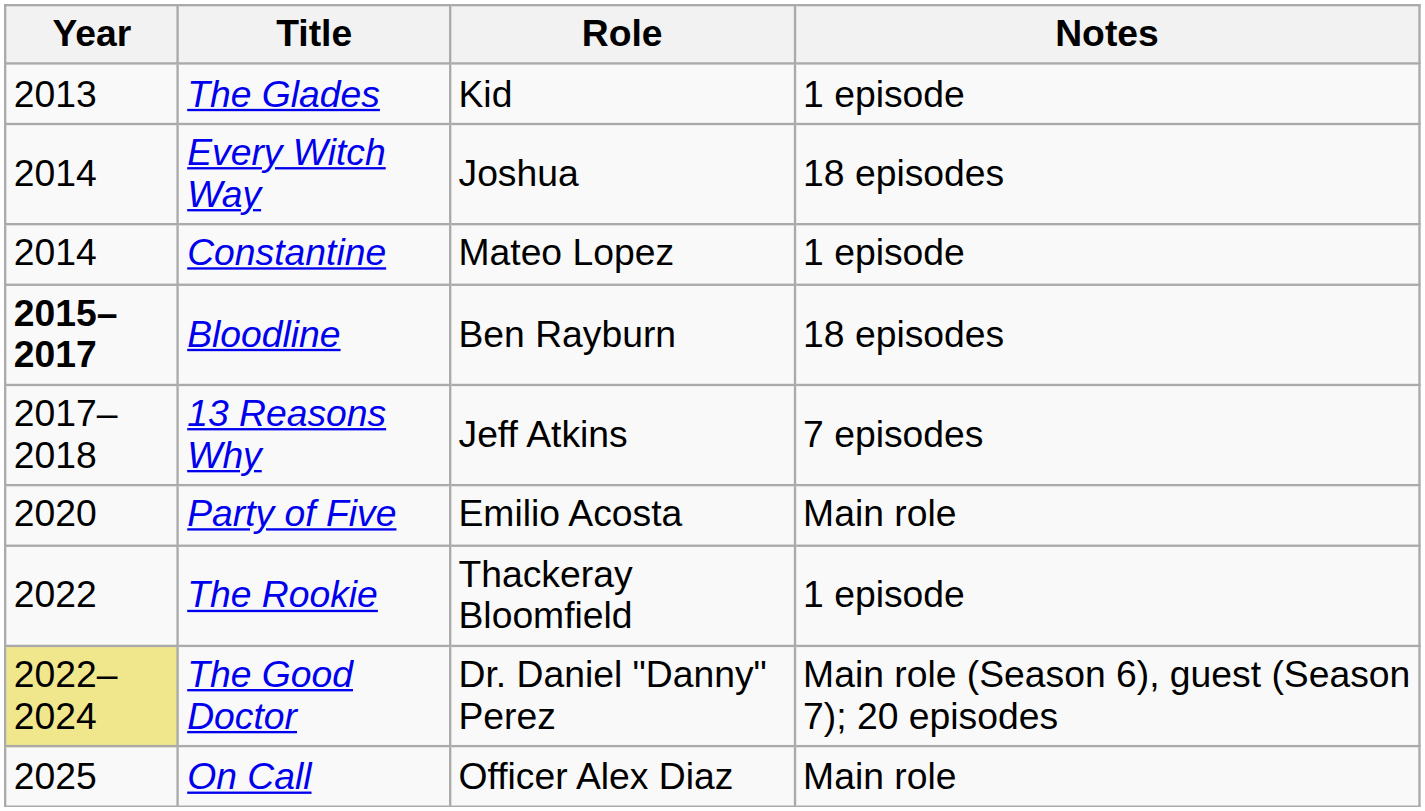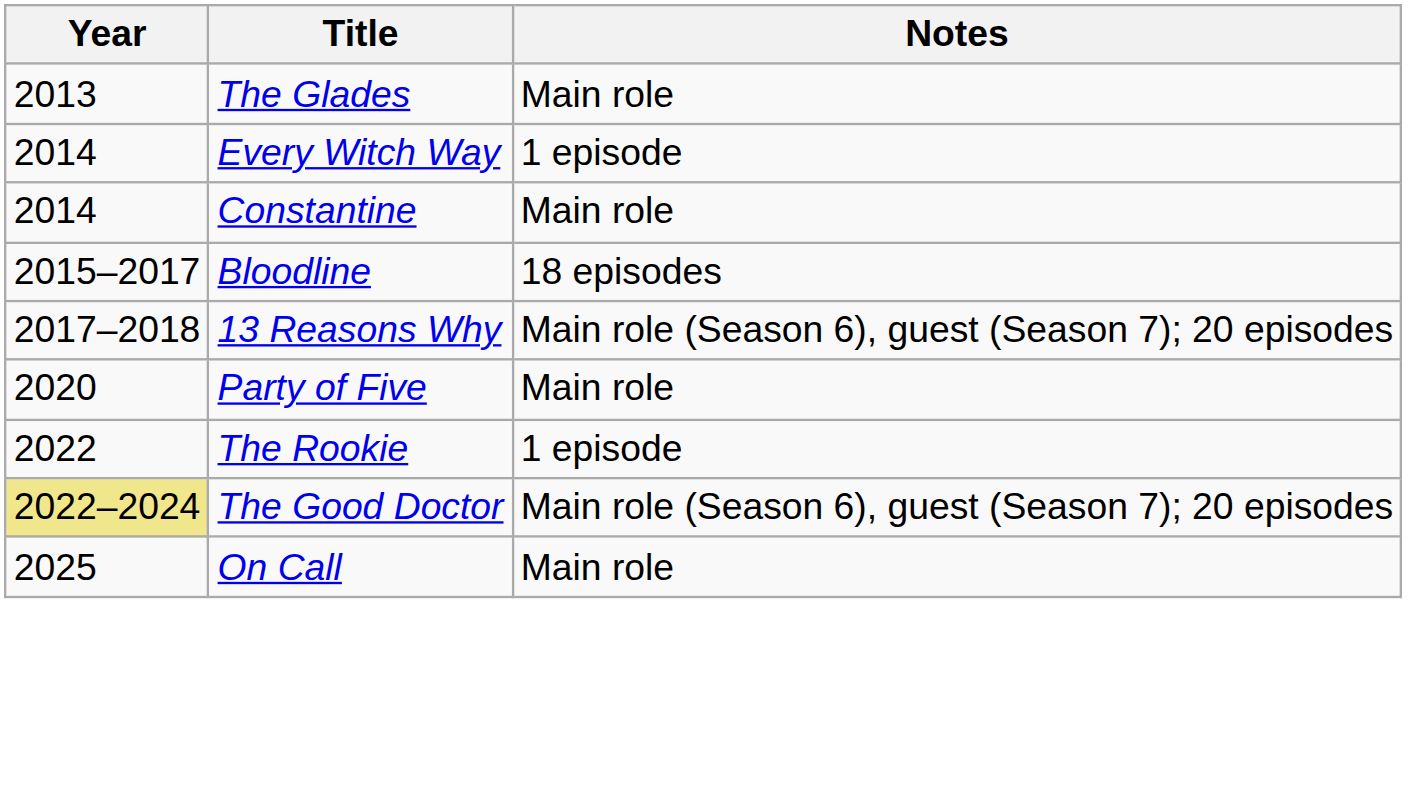- column: (622, 34)
(884, 93) 1 episode -> (597, 93) Main role
(904, 173) 18 episodes -> (602, 152) 1 episode
(884, 253) 1 episode -> (597, 211) Main role
(66, 333) bold -> (107, 270) normal
(893, 434) 7 episodes -> (957, 329) Main role (Season 6), guest (Season 7); 20 episodes
